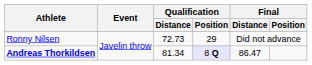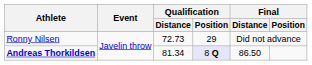(250, 53) 86.47 -> (250, 53) 86.50
